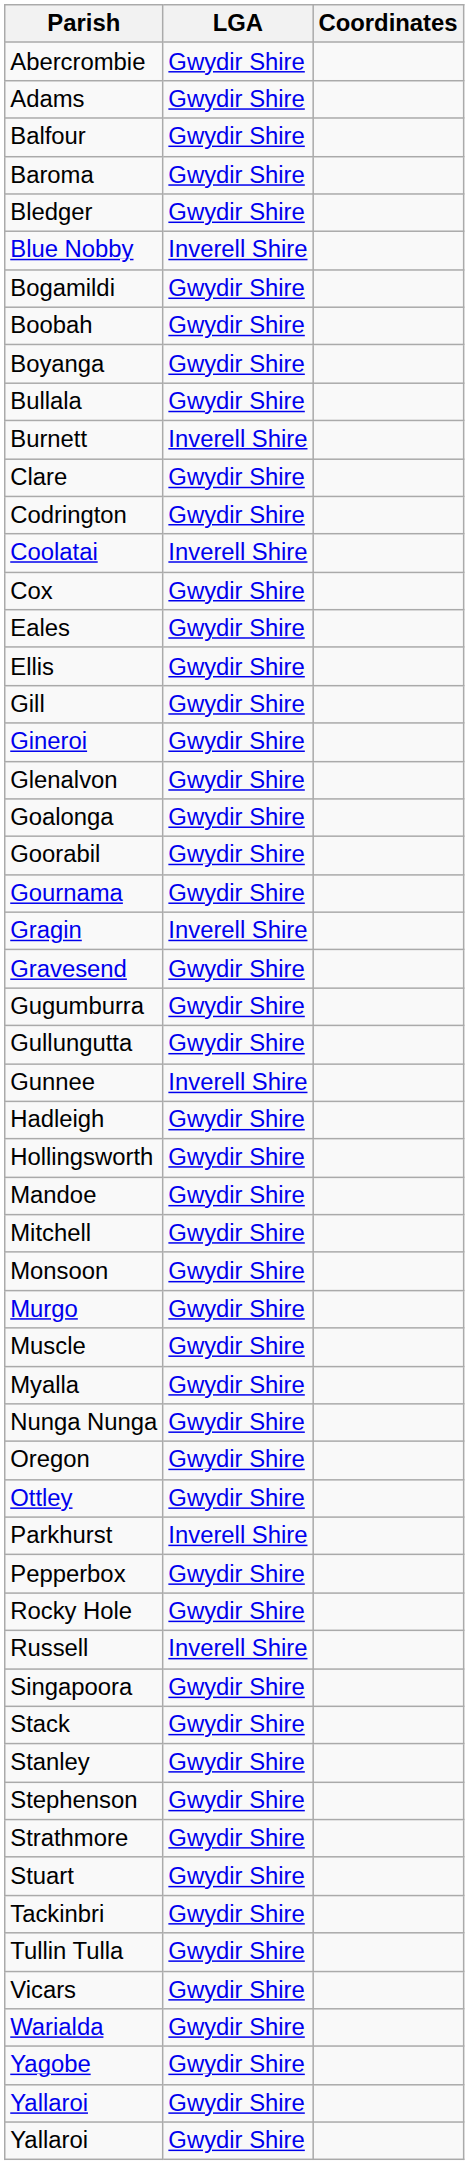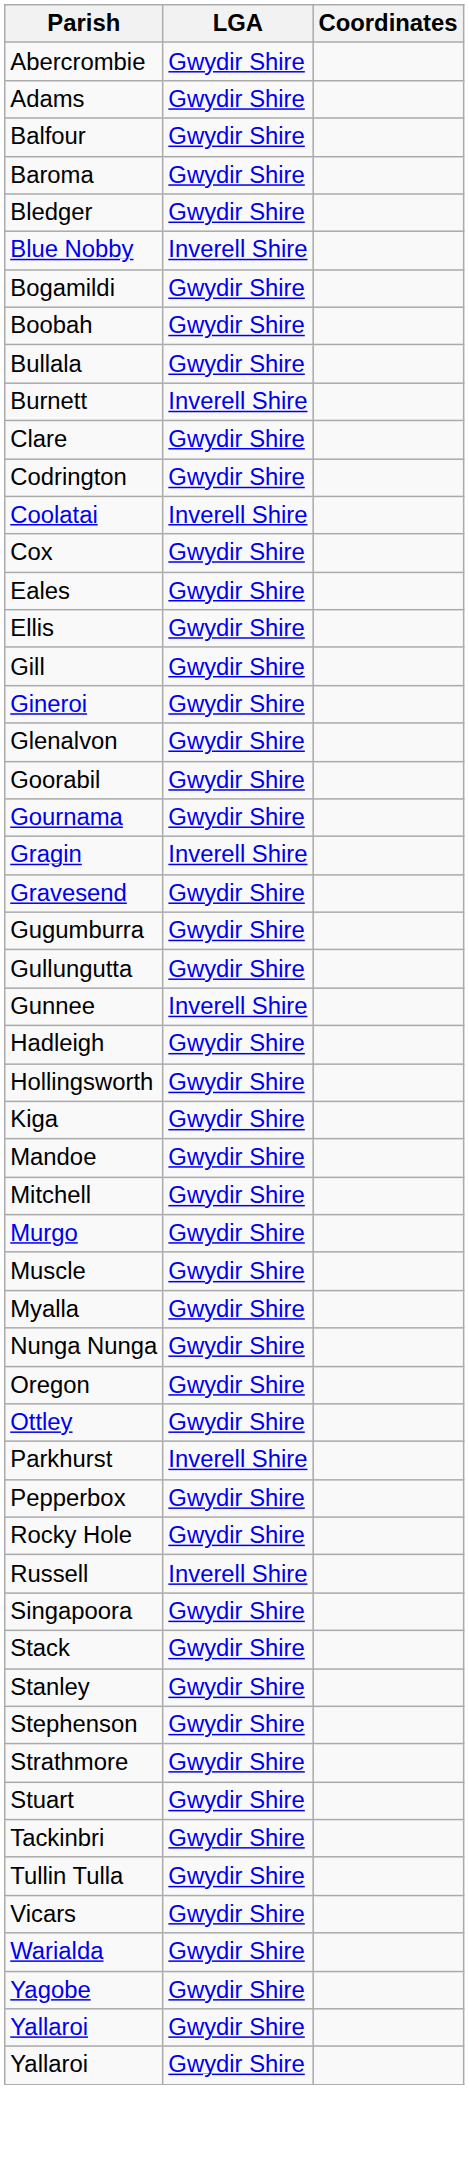- row: (57, 363)
- row: (62, 817)
+ row: (34, 1119)
- row: (59, 1271)
